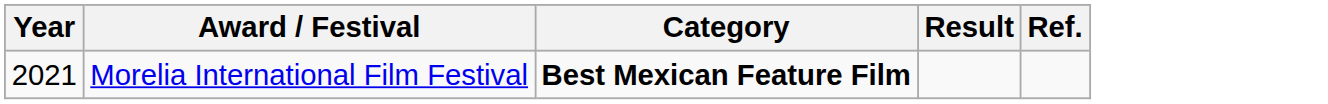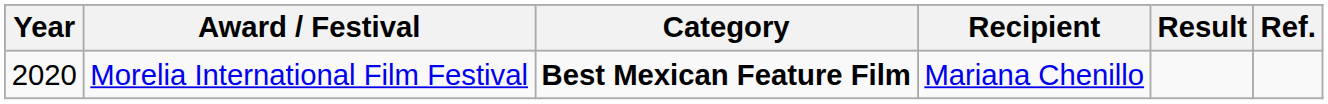+ column: (1034, 27)
(44, 74) 2021 -> (44, 74) 2020
